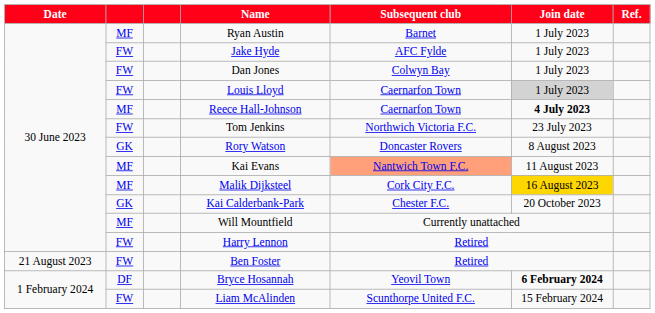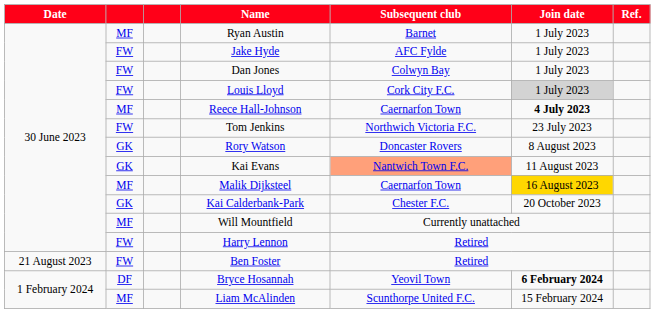(421, 90) Caernarfon Town -> (421, 90) Cork City F.C.
(124, 166) MF -> (124, 166) GK
(421, 185) Cork City F.C. -> (421, 185) Caernarfon Town
(124, 299) FW -> (124, 299) MF
